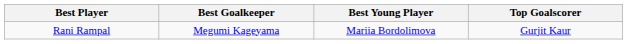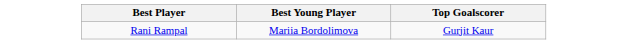- column: (236, 13)
